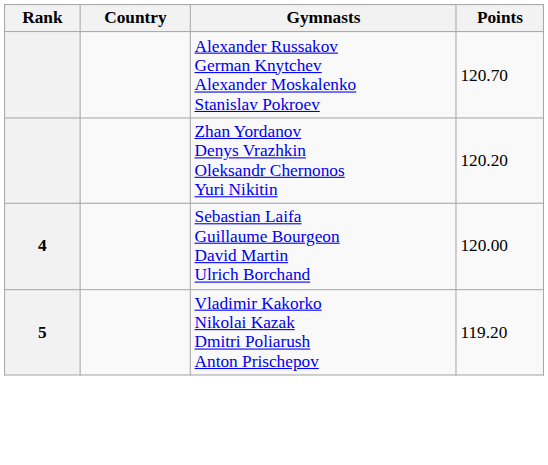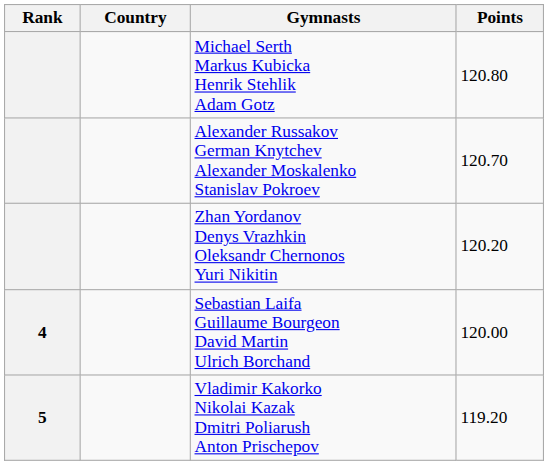+ row: (252, 74)
